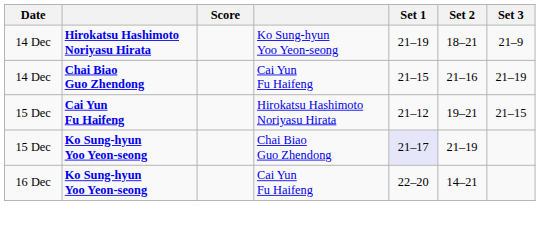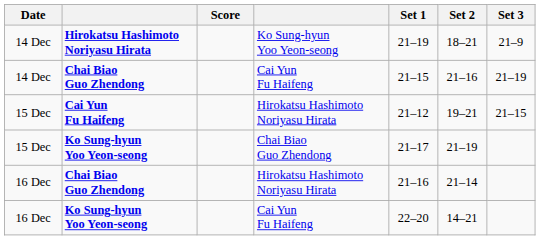(413, 147) lavender background -> (413, 147) no background
+ row: (104, 183)
